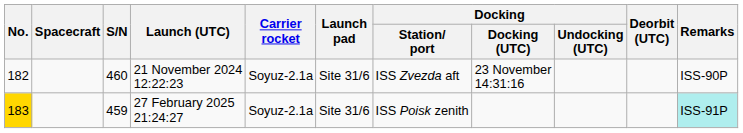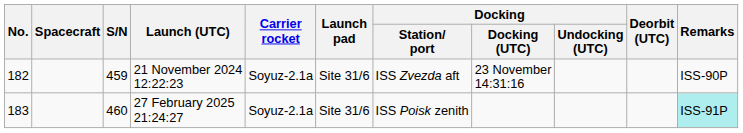(117, 76) 460 -> (117, 76) 459
(18, 110) gold background -> (18, 110) no background
(117, 110) 459 -> (117, 110) 460
